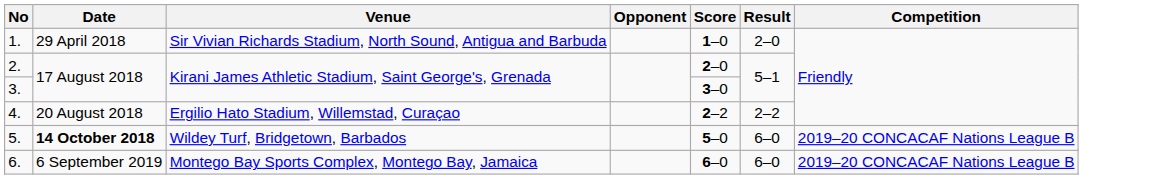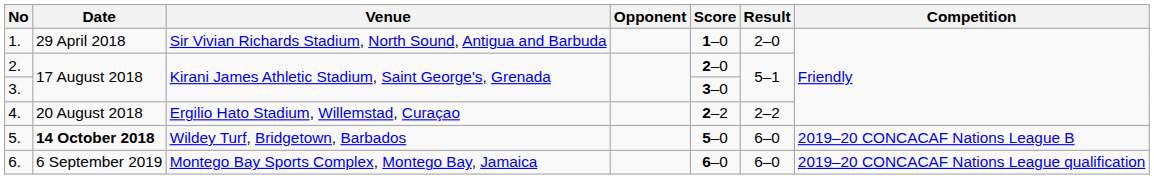(936, 162) 2019–20 CONCACAF Nations League B -> (972, 162) 2019–20 CONCACAF Nations League qualification
